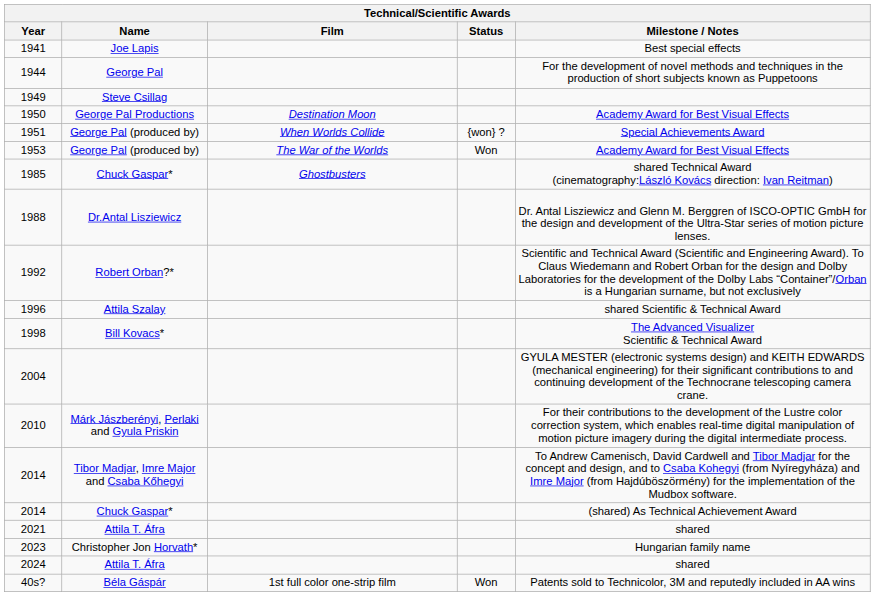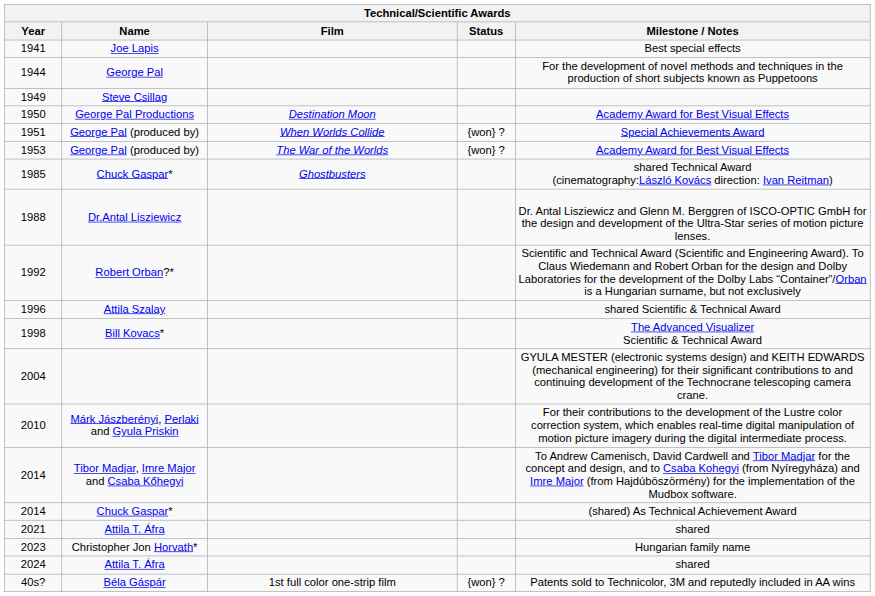(486, 150) Won -> (486, 150) {won} ?
(486, 582) Won -> (486, 582) {won} ?
